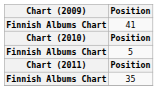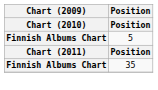- row: (130, 25)
